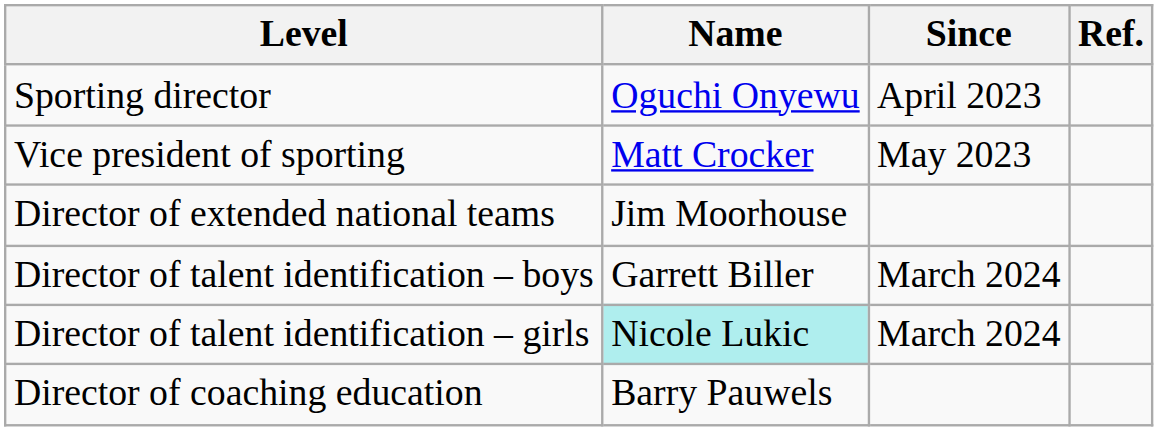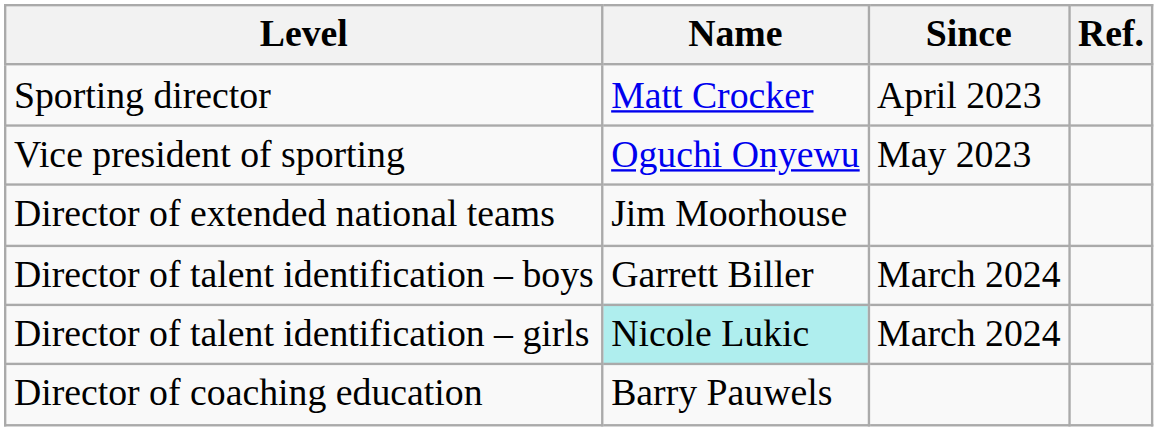(735, 94) Oguchi Onyewu -> (712, 94) Matt Crocker
(712, 154) Matt Crocker -> (735, 154) Oguchi Onyewu
